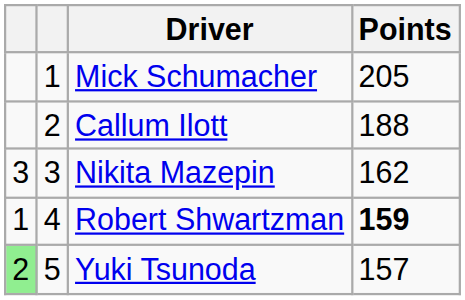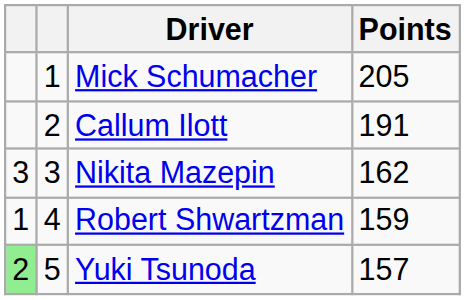(384, 125) 188 -> (384, 125) 191
(384, 221) bold -> (384, 221) normal
